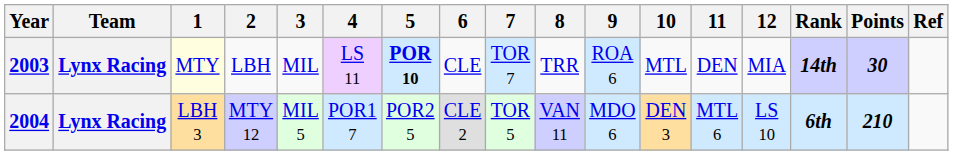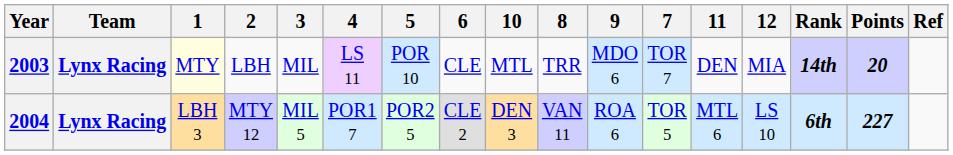columns swapped: (510, 21) <-> (666, 21)
(410, 65) bold -> (410, 65) normal
(612, 65) ROA 6 -> (615, 65) MDO 6
(878, 65) 30 -> (878, 65) 20
(612, 122) MDO 6 -> (615, 122) ROA 6
(878, 122) 210 -> (878, 122) 227
